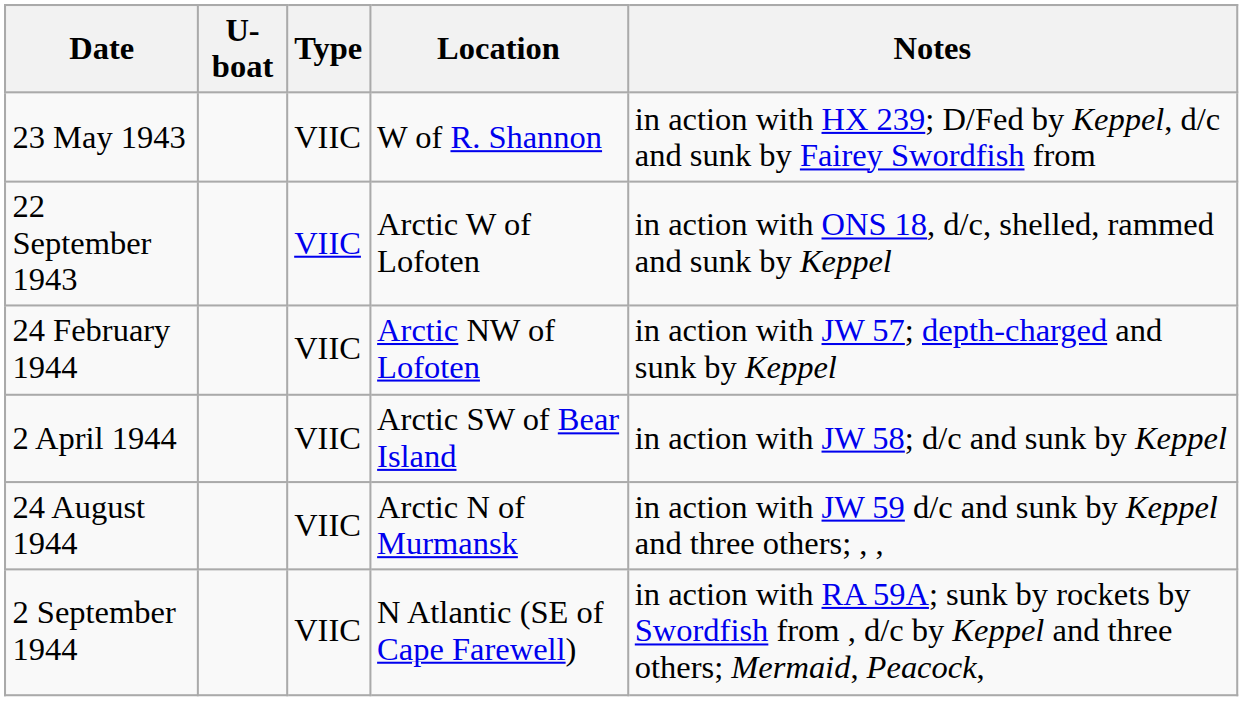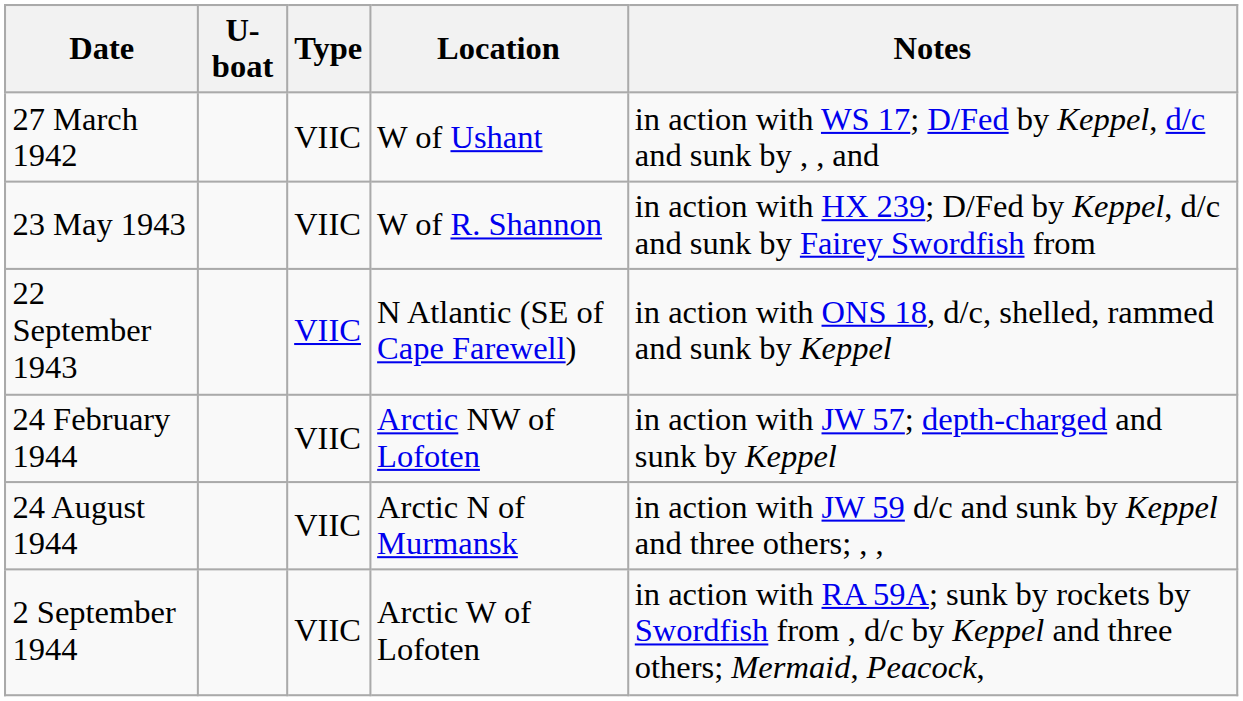+ row: (75, 136)
(454, 242) Arctic W of Lofoten -> (490, 330) N Atlantic (SE of Cape Farewell)
- row: (95, 437)
(490, 631) N Atlantic (SE of Cape Farewell) -> (454, 631) Arctic W of Lofoten
